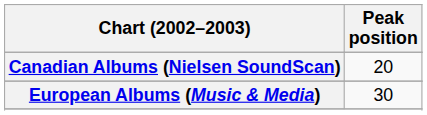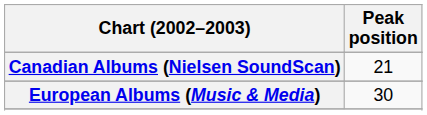(383, 66) 20 -> (383, 66) 21
